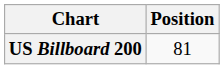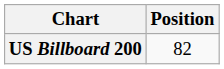(182, 48) 81 -> (182, 48) 82
